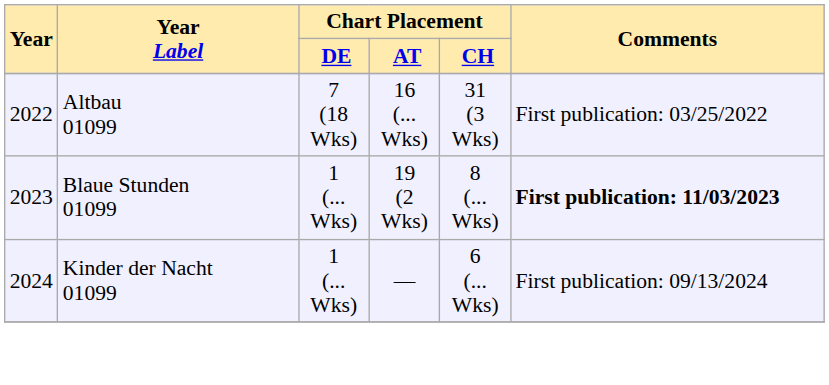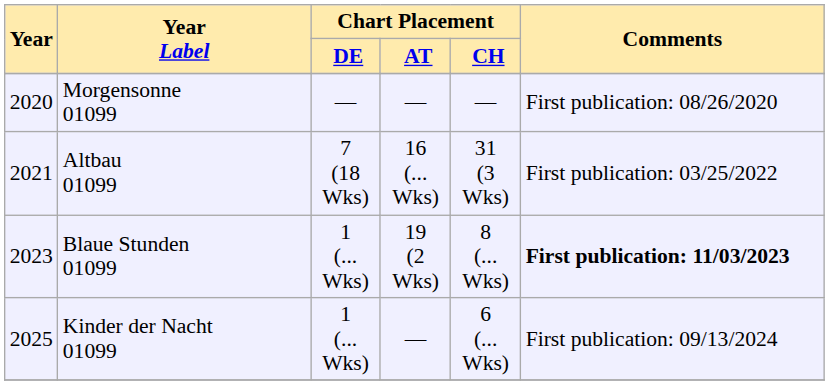+ row: (122, 102)
(31, 114) 2022 -> (31, 172) 2021
(31, 280) 2024 -> (31, 338) 2025
